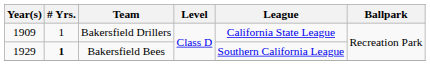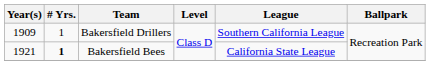(281, 32) California State League -> (281, 32) Southern California League
(24, 51) 1929 -> (24, 51) 1921
(281, 51) Southern California League -> (281, 51) California State League
